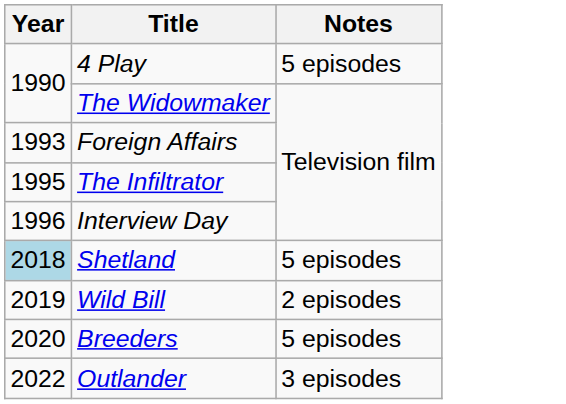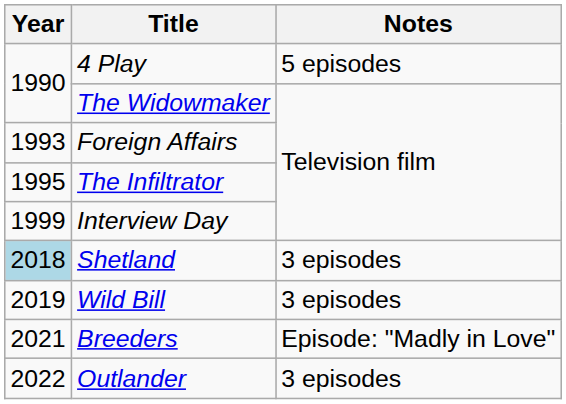(38, 220) 1996 -> (38, 220) 1999
(341, 260) 5 episodes -> (341, 260) 3 episodes
(341, 299) 2 episodes -> (341, 299) 3 episodes
(38, 338) 2020 -> (38, 338) 2021
(341, 338) 5 episodes -> (418, 338) Episode: "Madly in Love"
